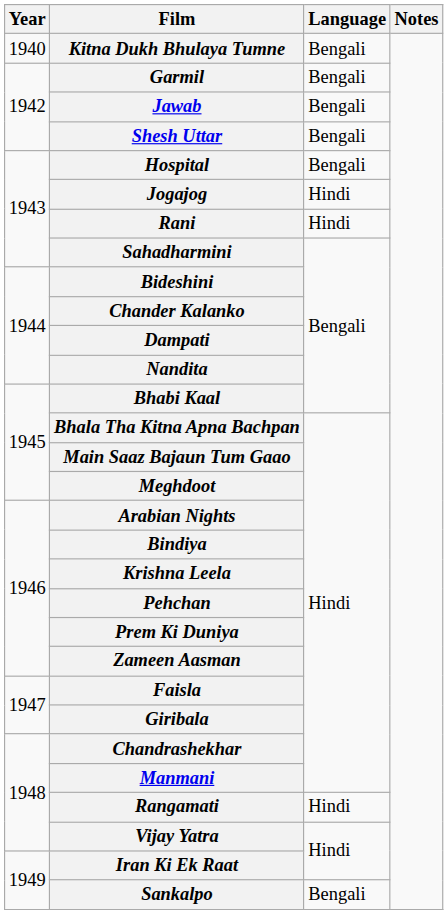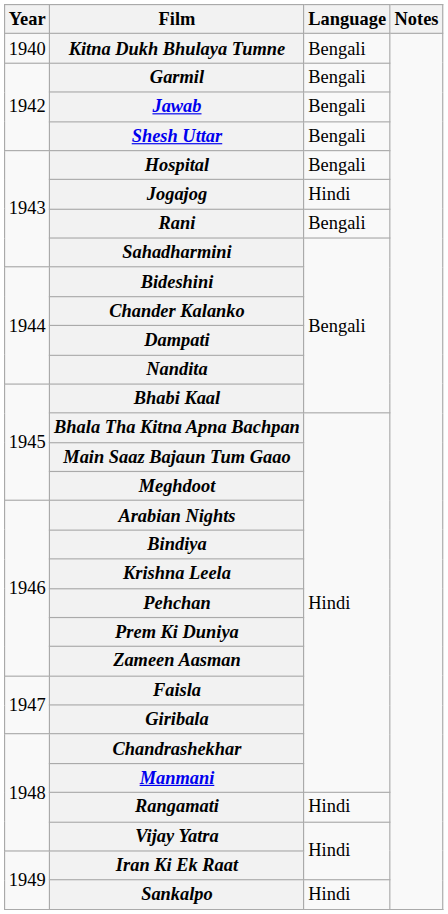(329, 223) Hindi -> (337, 223) Bengali
(337, 894) Bengali -> (329, 894) Hindi
